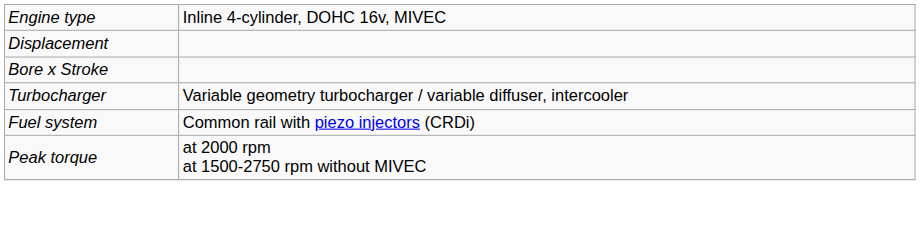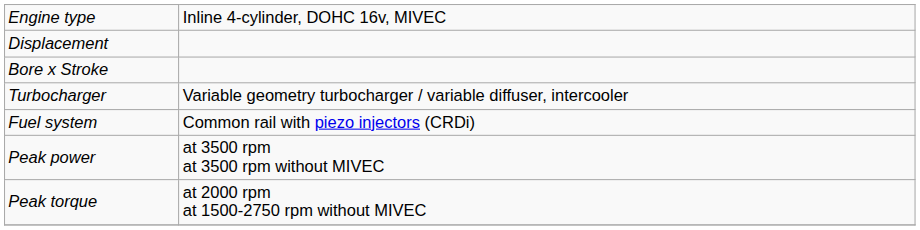+ row: (52, 157)
